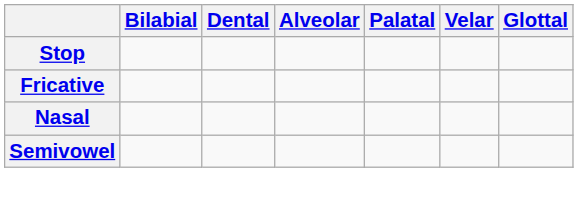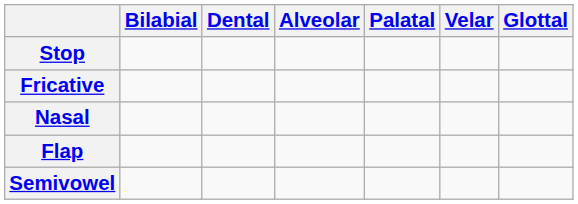+ row: (62, 150)
